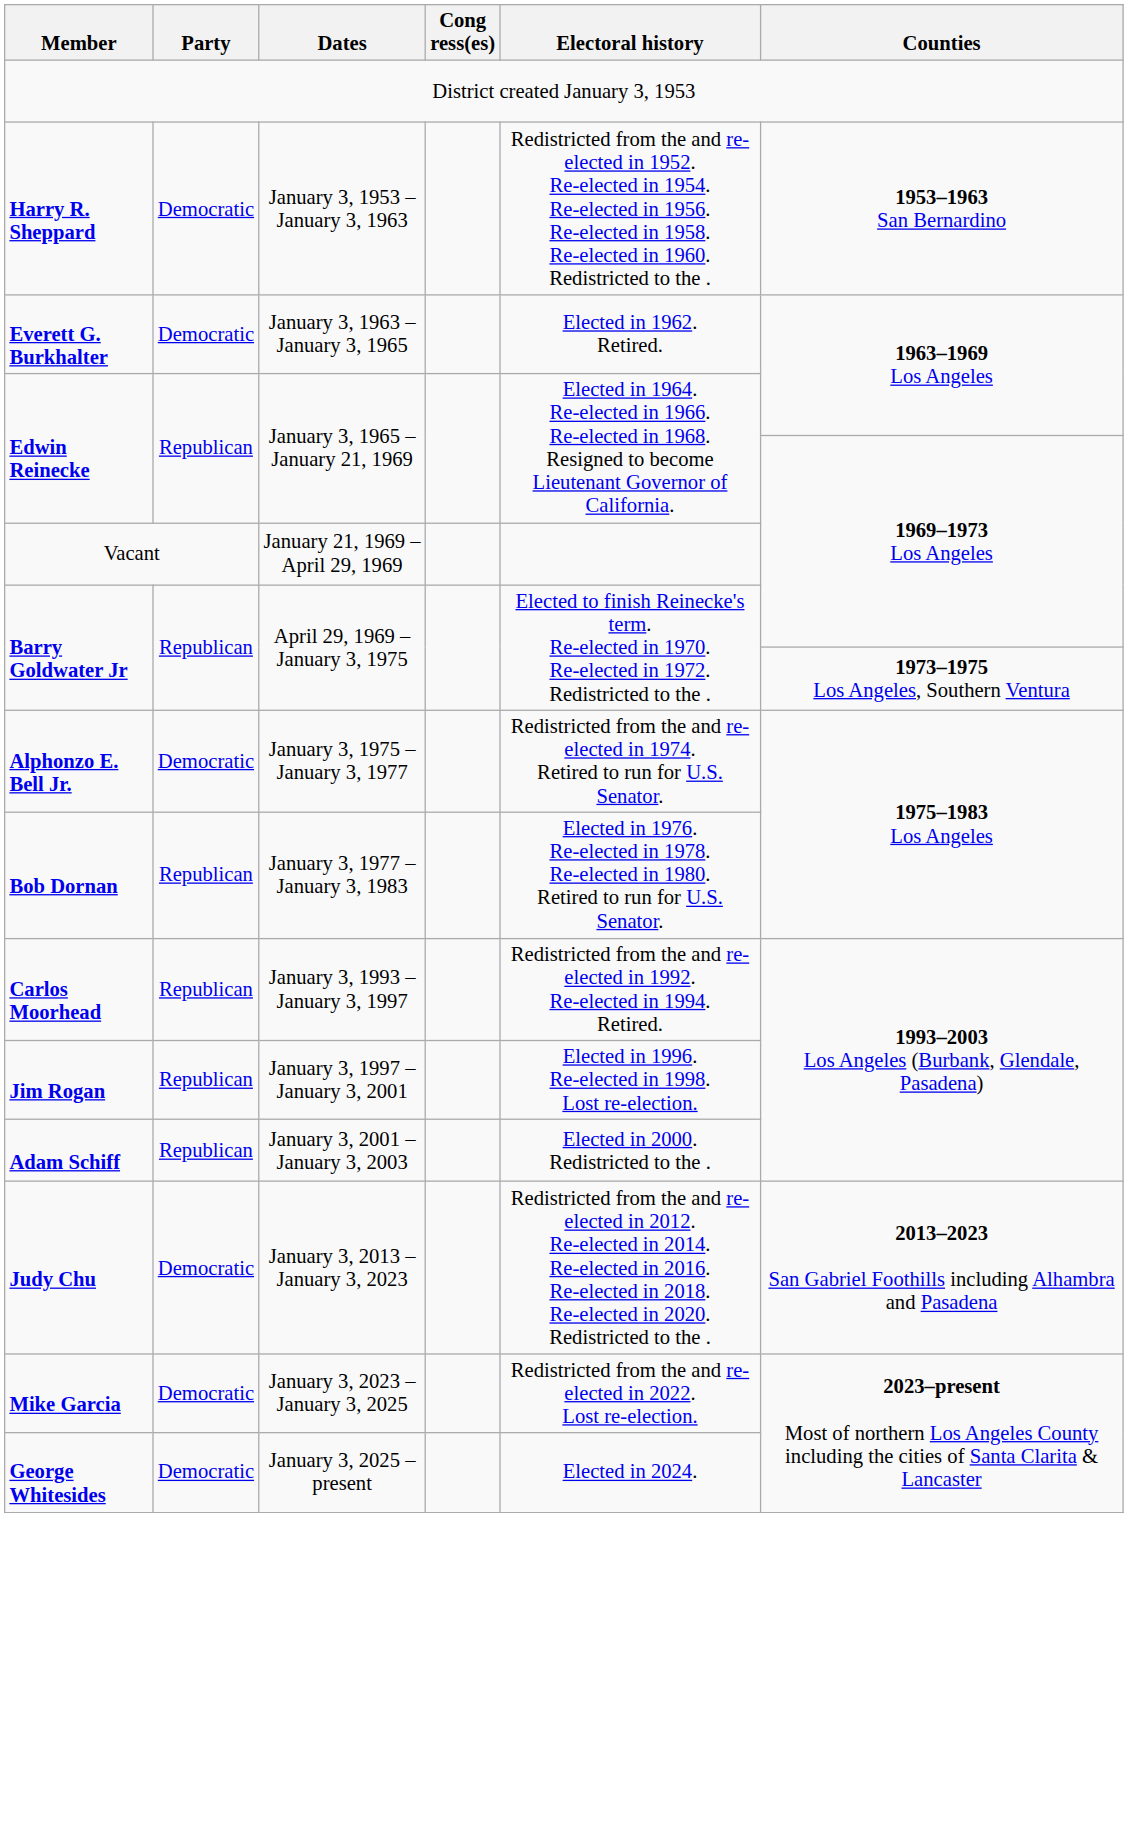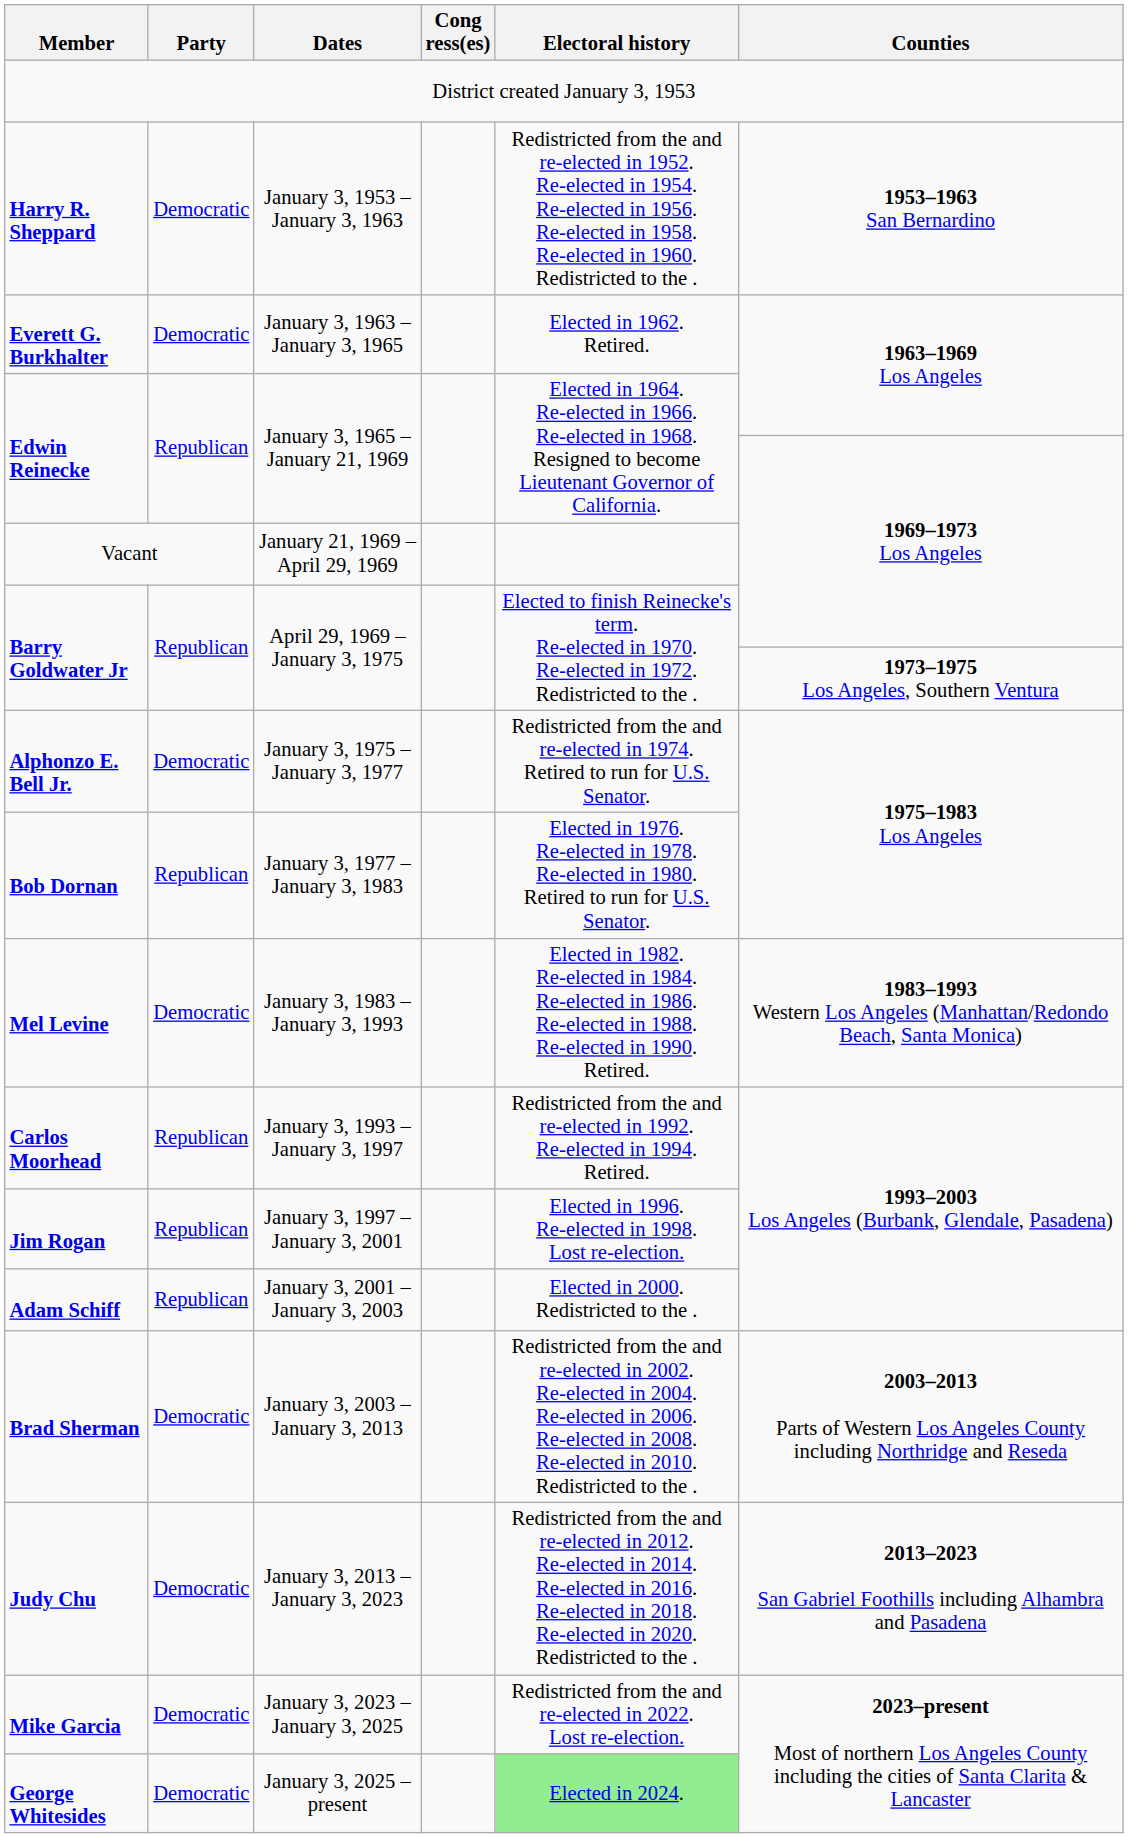+ row: (59, 1024)
+ row: (74, 1427)
(630, 1472) no background -> (617, 1793) lightgreen background
